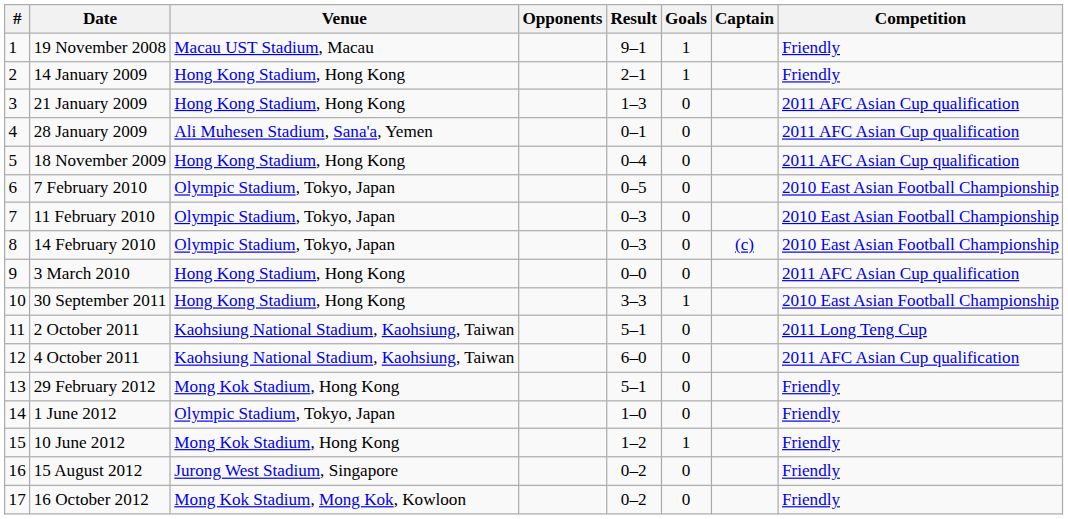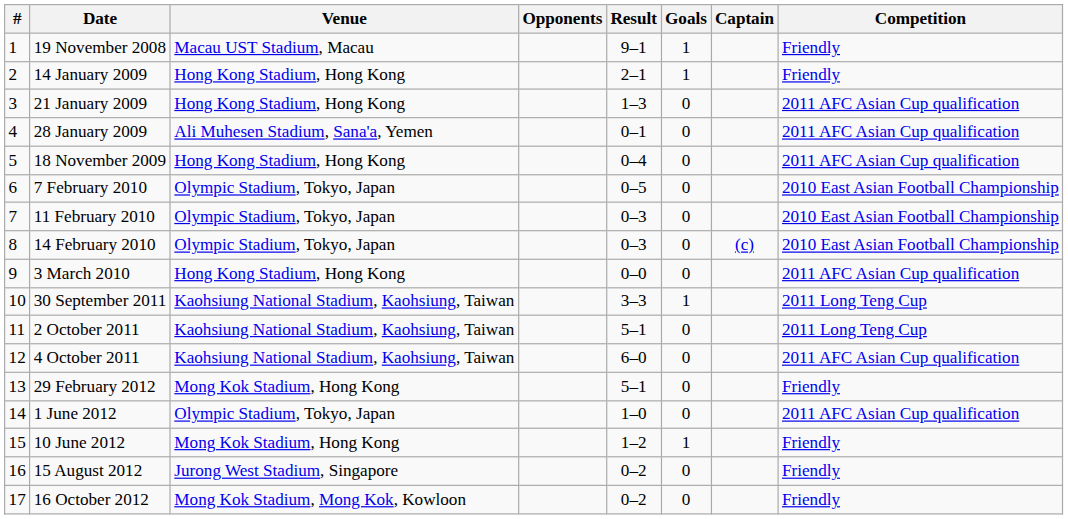(290, 301) Hong Kong Stadium, Hong Kong -> (344, 301) Kaohsiung National Stadium, Kaohsiung, Taiwan
(920, 301) 2010 East Asian Football Championship -> (854, 301) 2011 Long Teng Cup
(811, 414) Friendly -> (901, 414) 2011 AFC Asian Cup qualification
